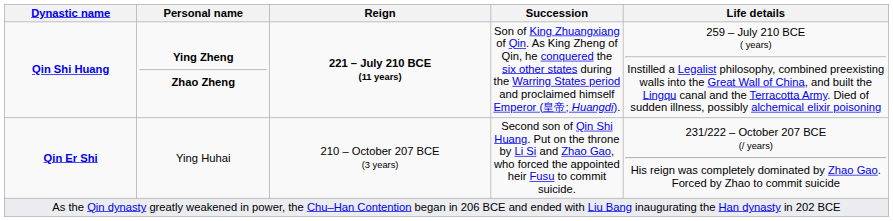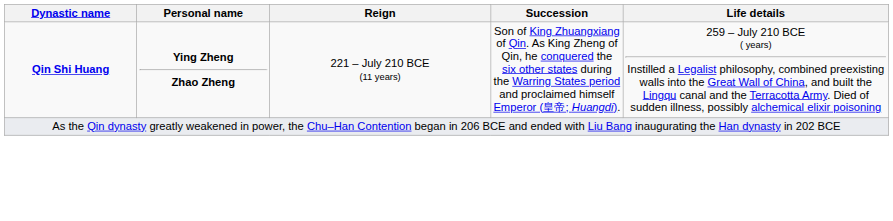(380, 69) bold -> (380, 69) normal
- row: (71, 158)
